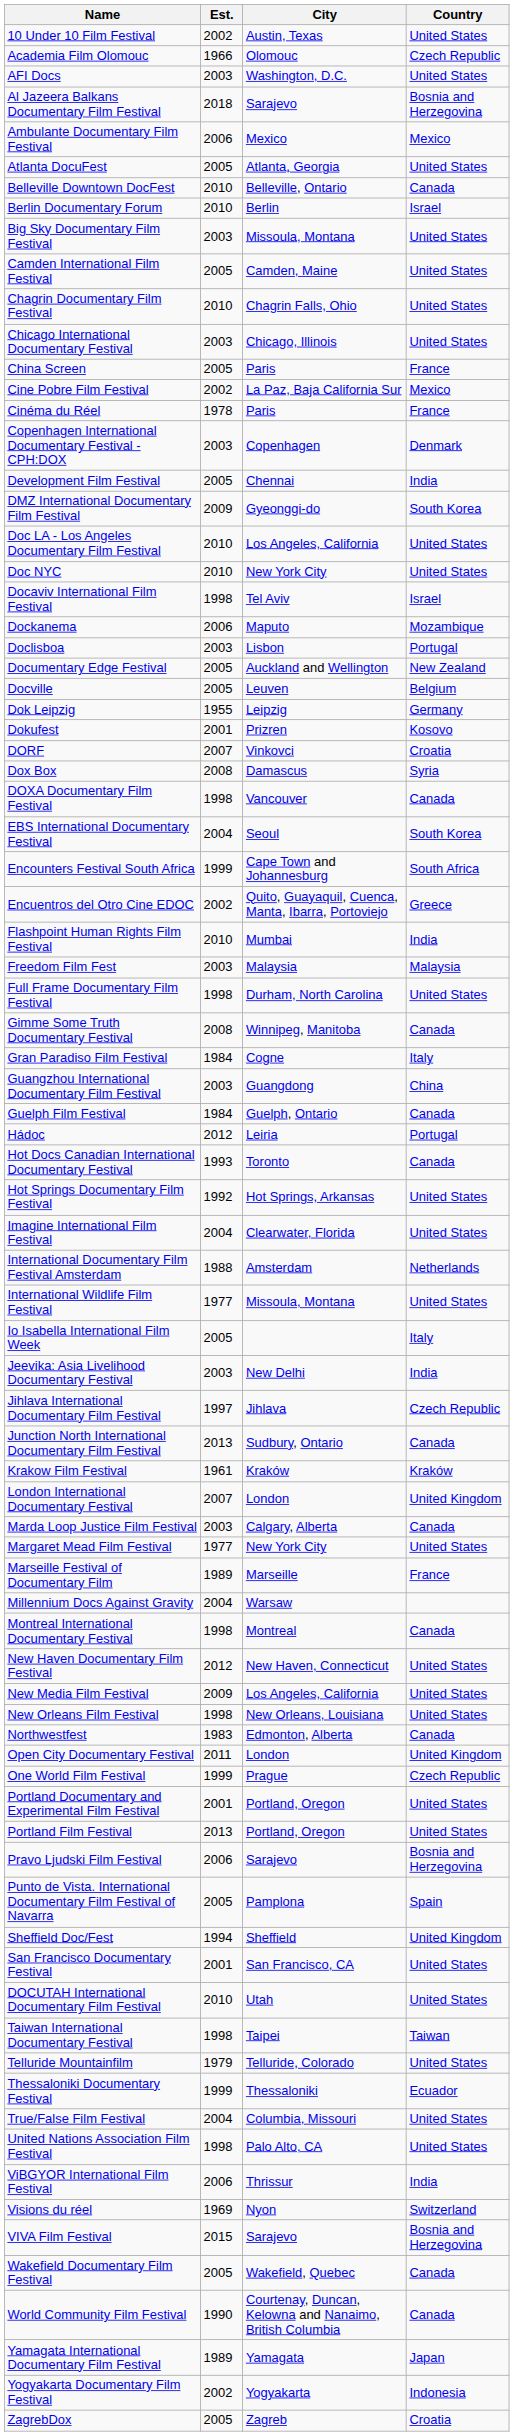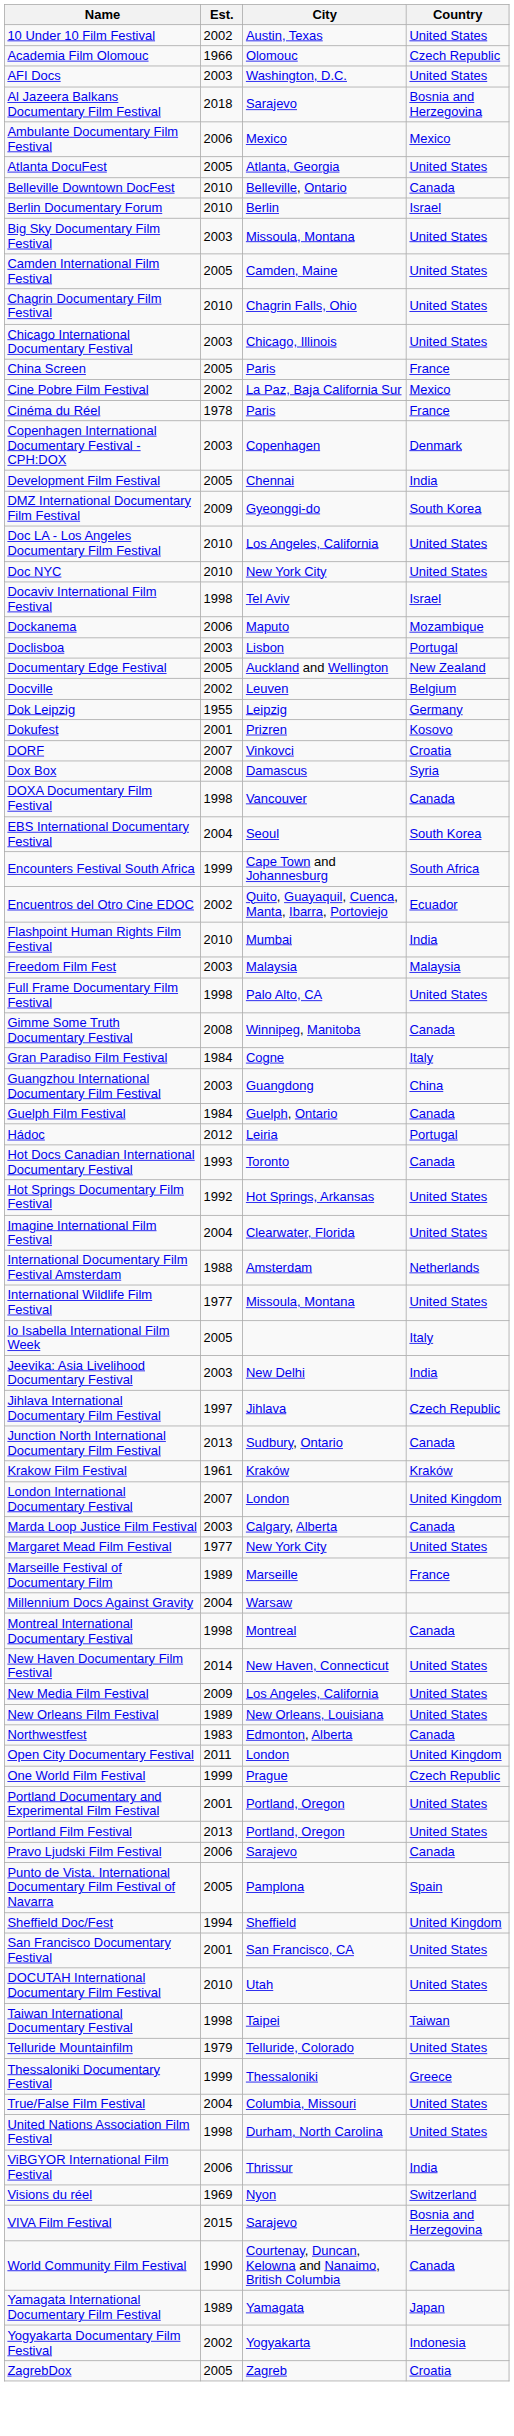(218, 689) 2005 -> (218, 689) 2002
(431, 904) Greece -> (434, 904) Ecuador
(314, 995) Durham, North Carolina -> (284, 995) Palo Alto, CA
(218, 1666) 2012 -> (218, 1666) 2014
(218, 1714) 1998 -> (218, 1714) 1989
(446, 1859) Bosnia and Herzegovina -> (432, 1852) Canada
(434, 2091) Ecuador -> (431, 2076) Greece
(284, 2146) Palo Alto, CA -> (314, 2132) Durham, North Carolina
- row: (90, 2272)
